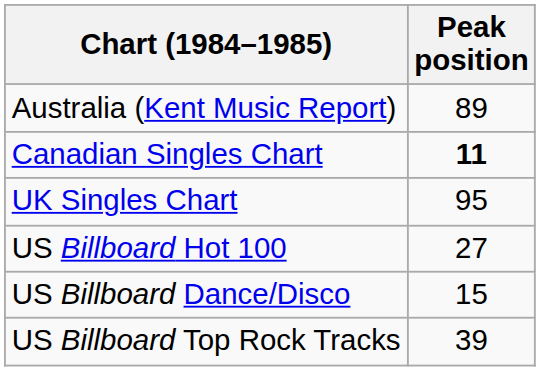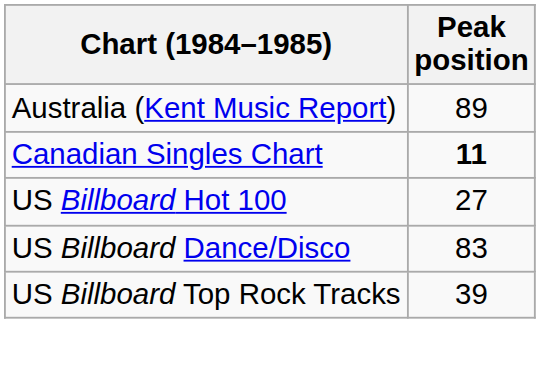- row: (125, 201)
(471, 294) 15 -> (471, 247) 83
